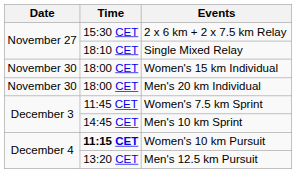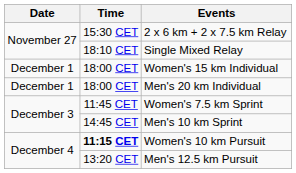(42, 68) November 30 -> (42, 68) December 1
(42, 86) November 30 -> (42, 86) December 1
